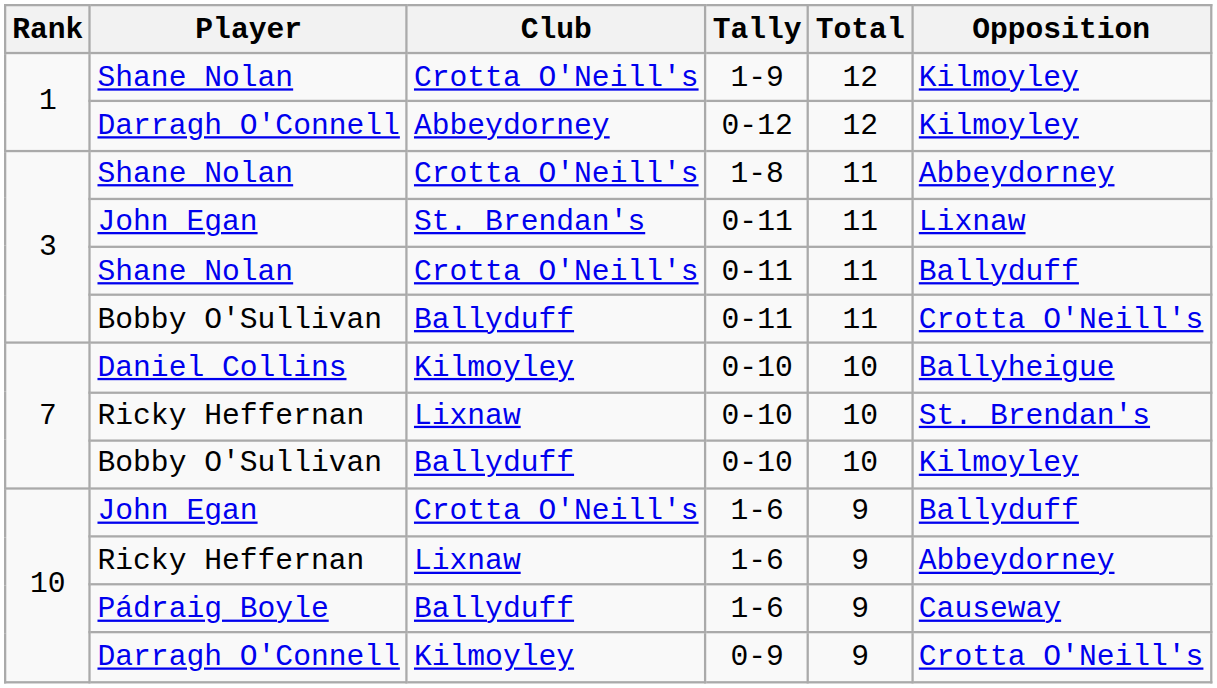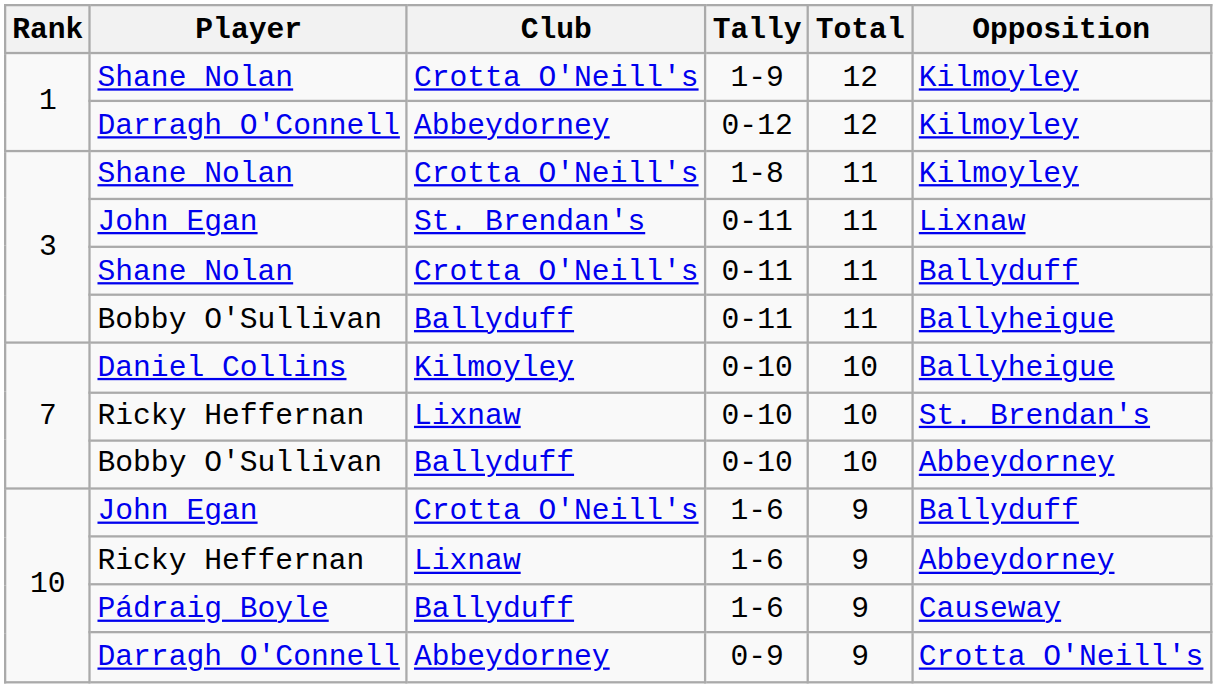(1017, 174) Abbeydorney -> (999, 174) Kilmoyley
(1061, 319) Crotta O'Neill's -> (1017, 319) Ballyheigue
(999, 464) Kilmoyley -> (1017, 464) Abbeydorney
(494, 657) Kilmoyley -> (512, 657) Abbeydorney
